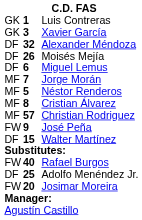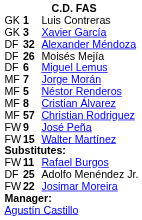(11, 139) DF -> (13, 139) FW
(29, 162) 40 -> (29, 162) 11
(29, 186) 20 -> (29, 186) 22
